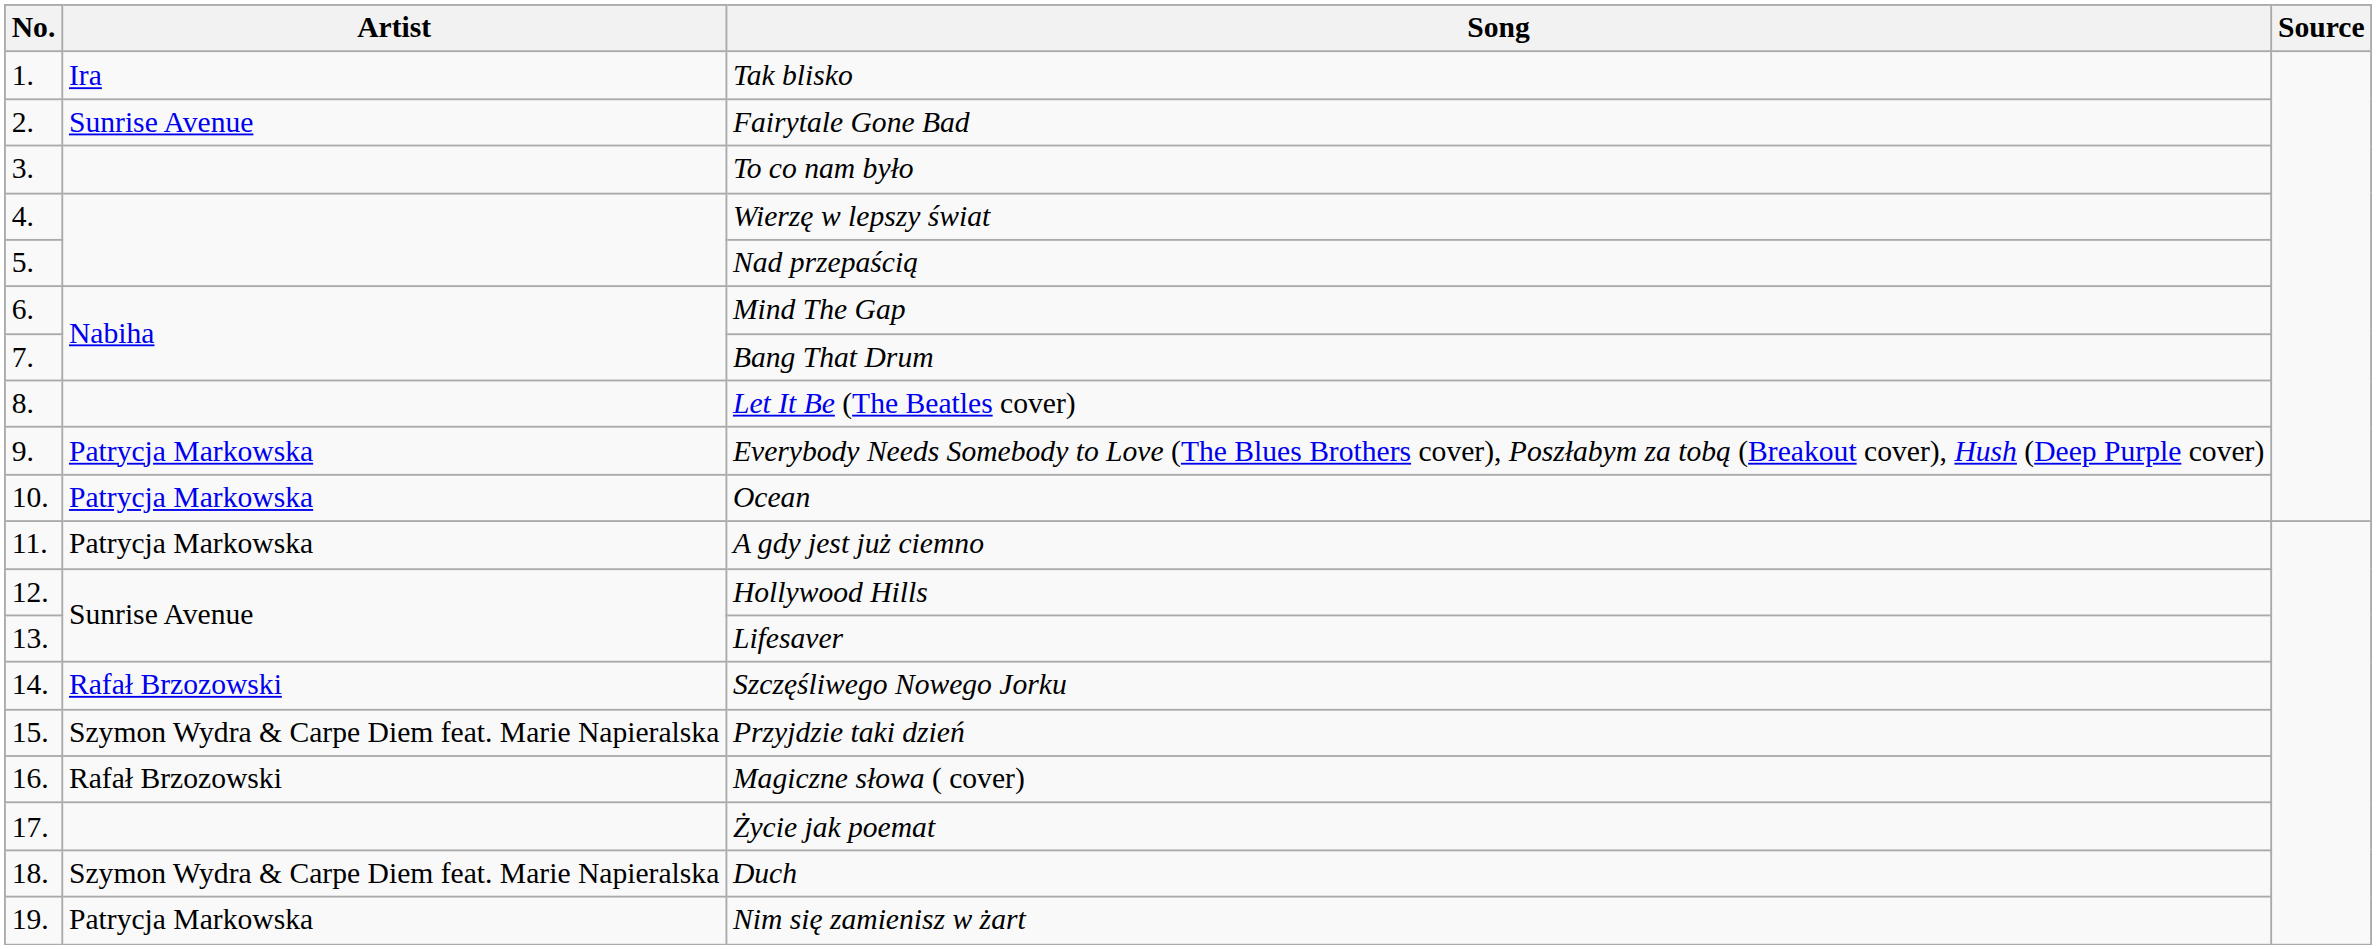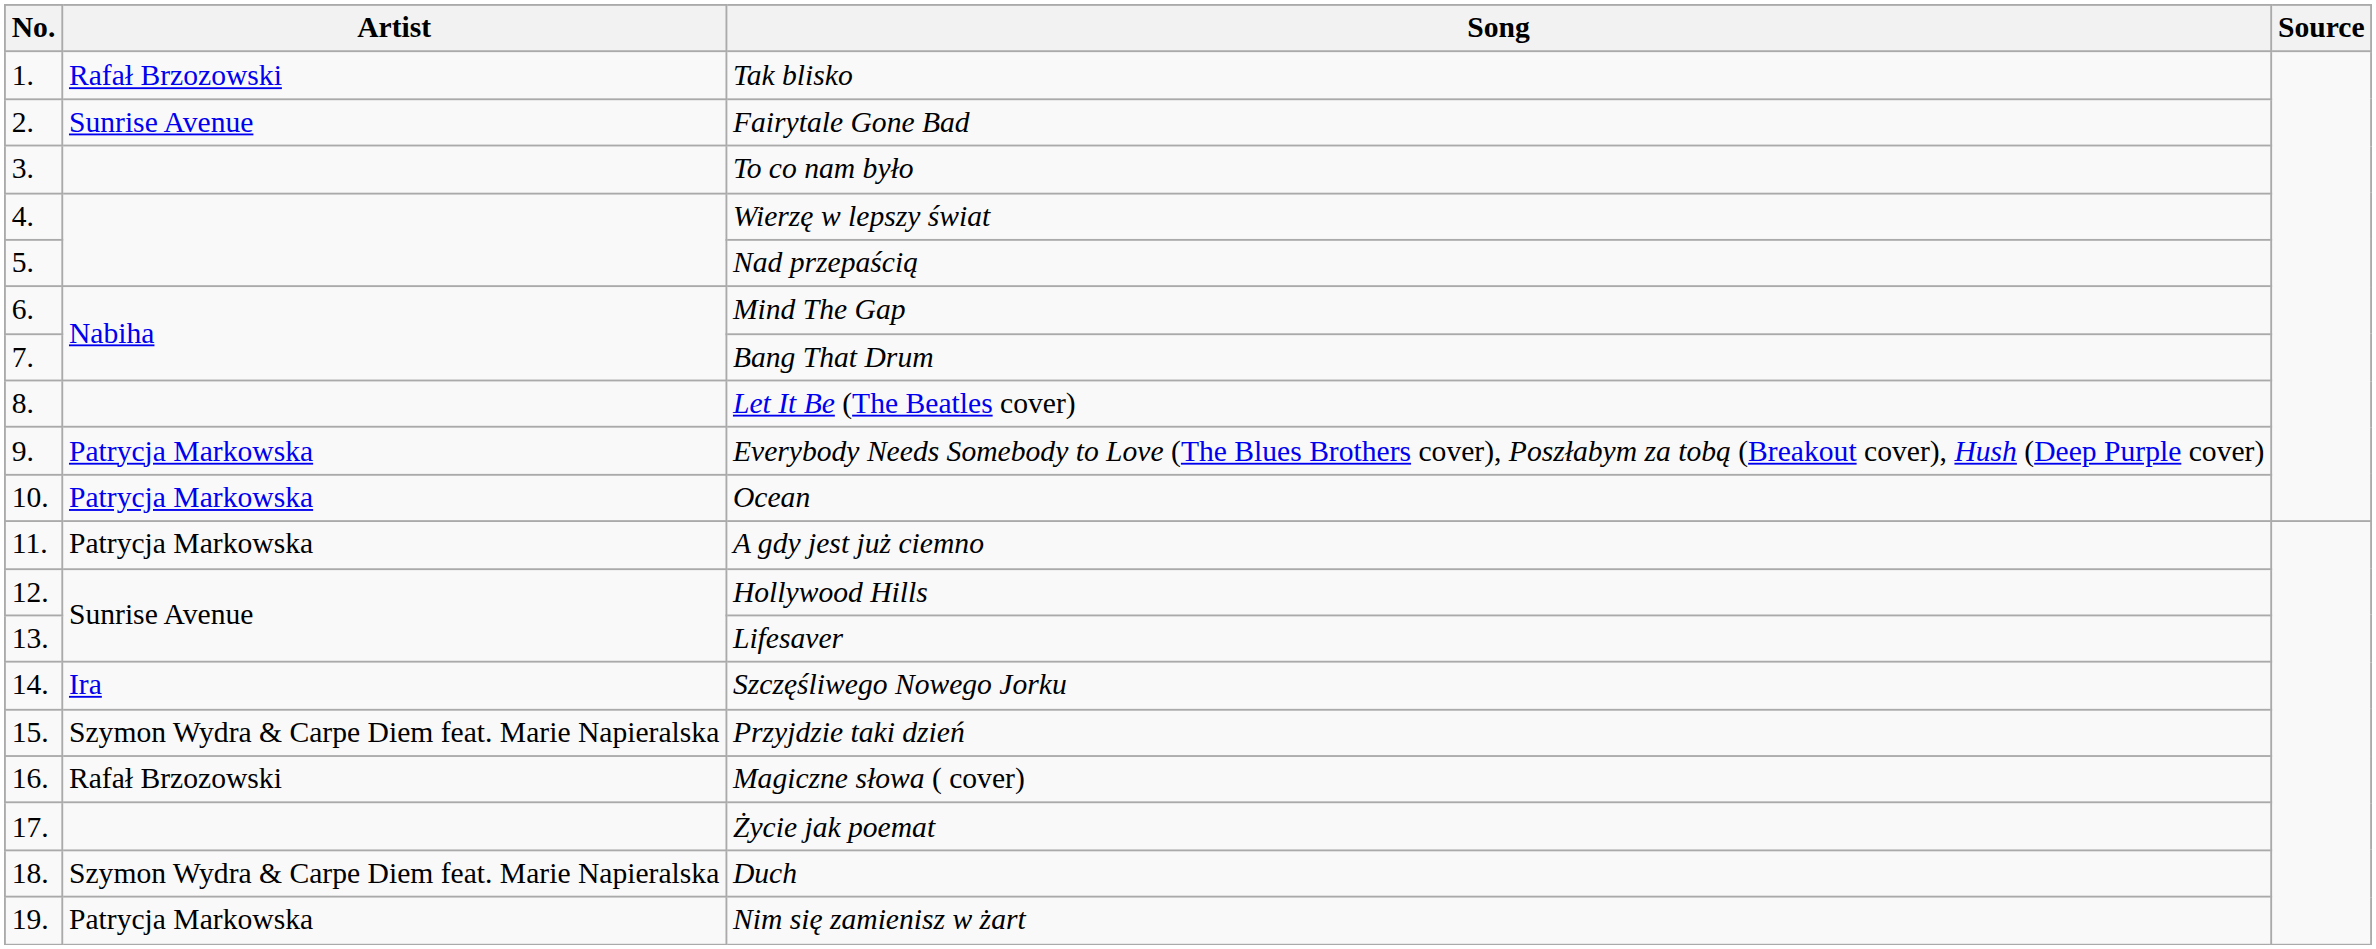(85, 74) Ira -> (175, 74) Rafał Brzozowski
(175, 685) Rafał Brzozowski -> (85, 685) Ira
